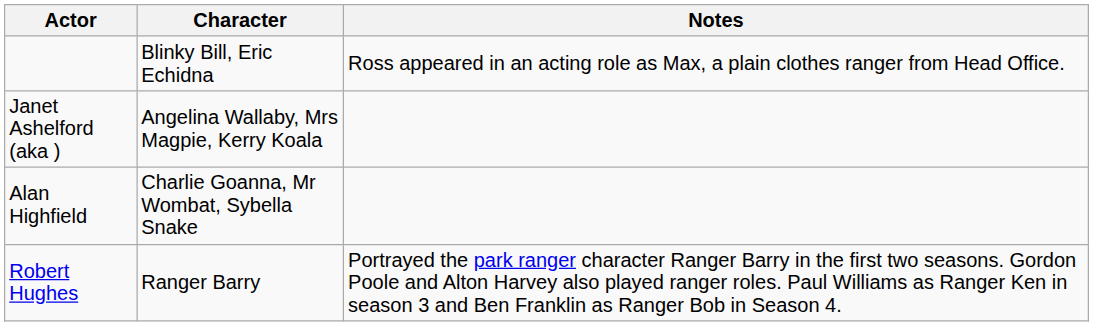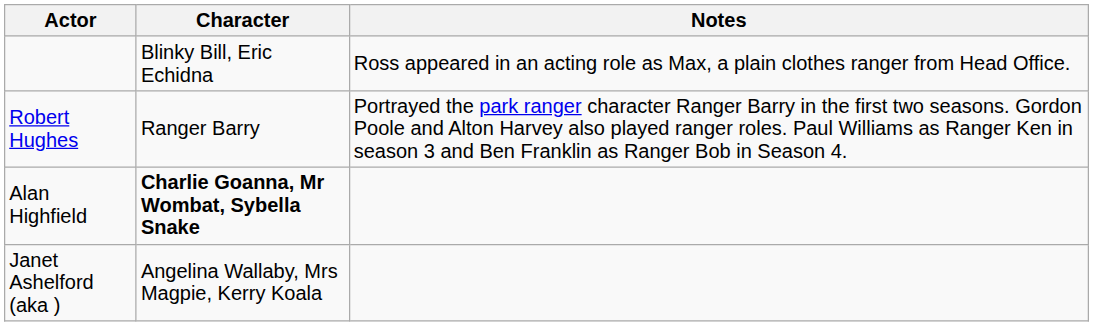rows swapped: (51, 128) <-> (44, 282)
(228, 205) normal -> (233, 205) bold
